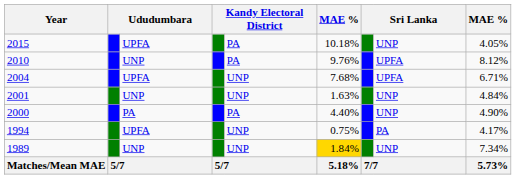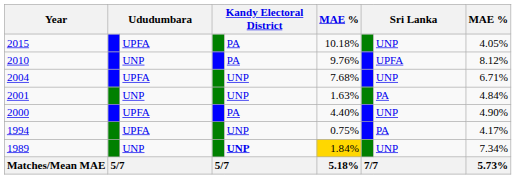(390, 78) UPFA -> (387, 78) UNP
(387, 95) UNP -> (382, 95) PA
(129, 113) PA -> (136, 113) UPFA
(238, 148) normal -> (238, 148) bold
